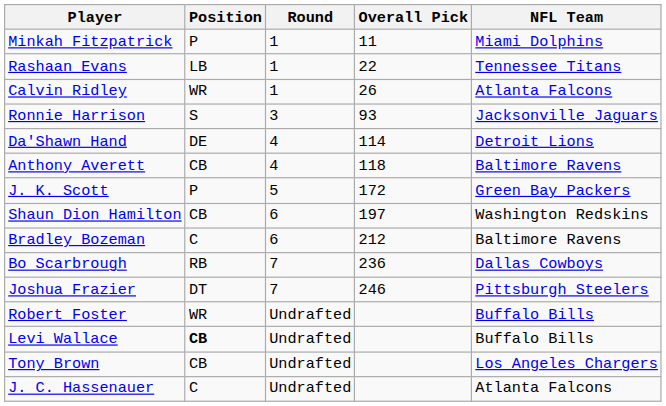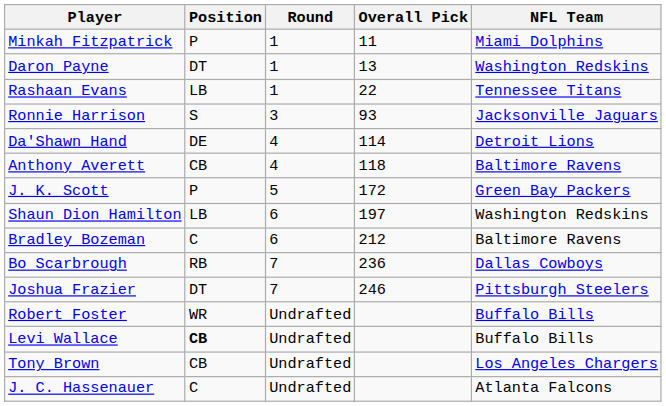+ row: (58, 67)
- row: (68, 91)
(198, 215) CB -> (198, 215) LB
